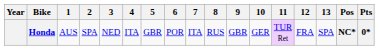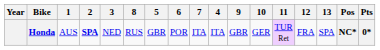columns swapped: (132, 12) <-> (215, 12)
(90, 32) normal -> (90, 32) bold
